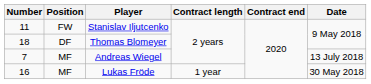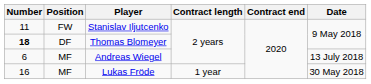(24, 42) normal -> (24, 42) bold
(24, 57) 7 -> (24, 57) 6
